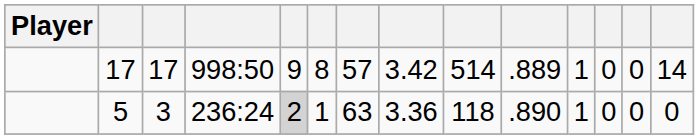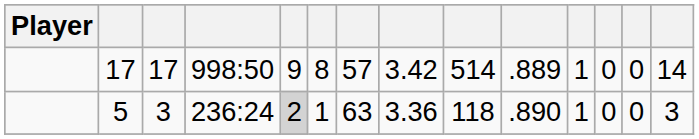(672, 112) 0 -> (672, 112) 3
